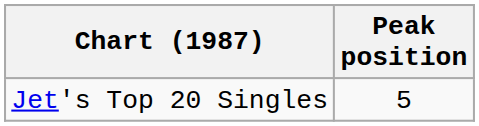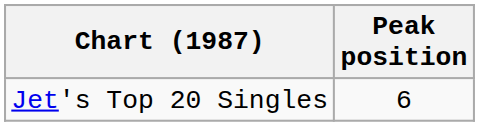(404, 100) 5 -> (404, 100) 6
